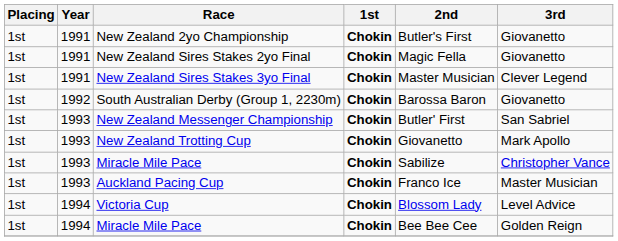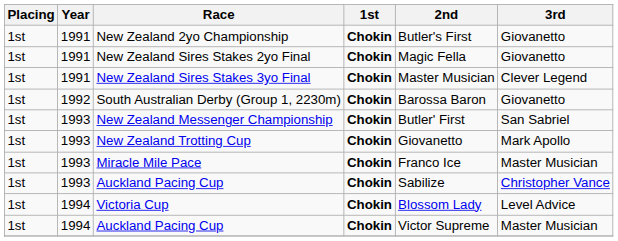(421, 162) Sabilize -> (429, 162) Franco Ice
(555, 162) Christopher Vance -> (549, 162) Master Musician
(429, 183) Franco Ice -> (421, 183) Sabilize
(549, 183) Master Musician -> (555, 183) Christopher Vance
- row: (76, 225)
+ row: (76, 225)
